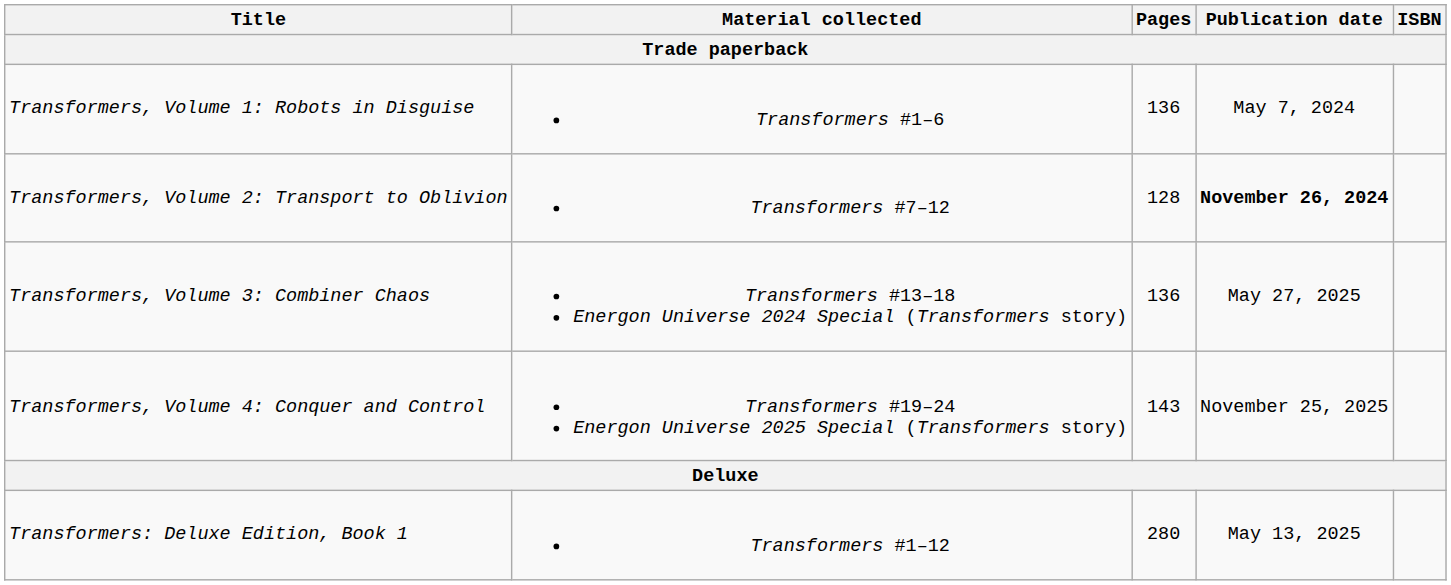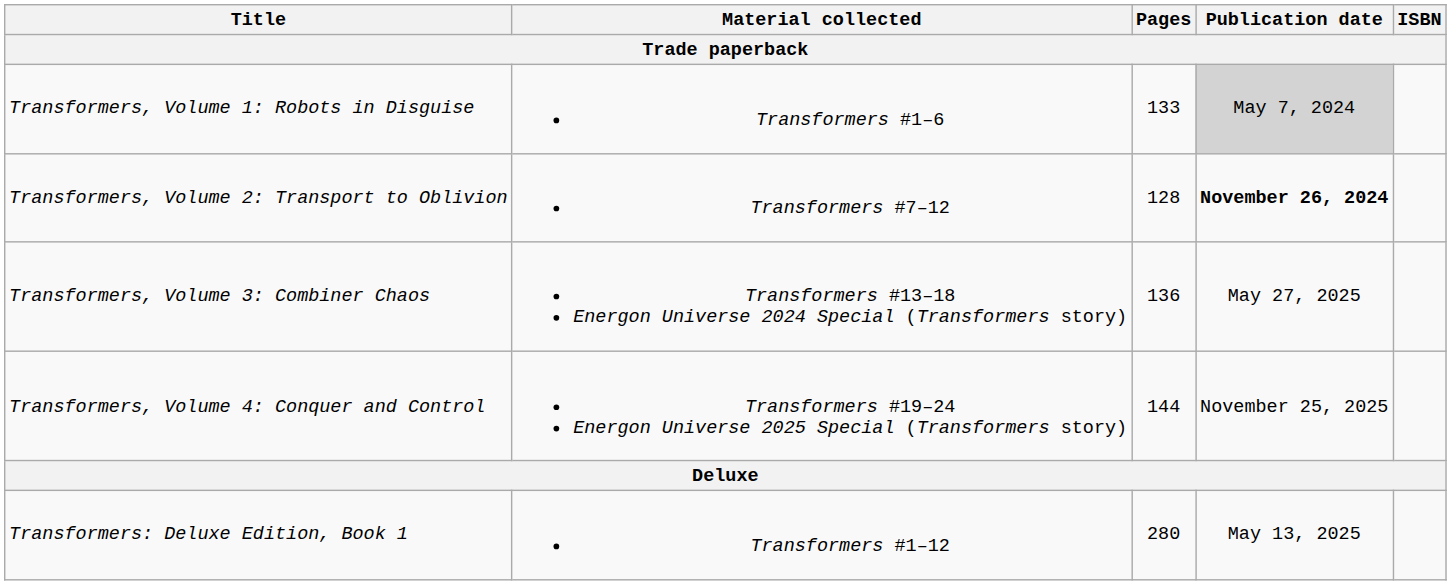(1164, 109) 136 -> (1164, 109) 133
(1294, 109) no background -> (1294, 109) lightgrey background
(1164, 406) 143 -> (1164, 406) 144
